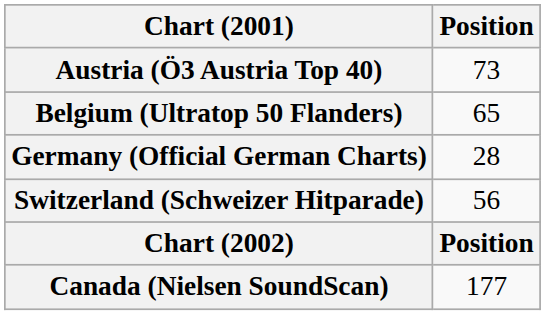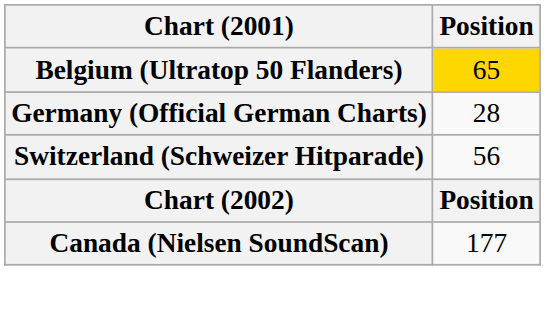- row: (219, 69)
(487, 112) no background -> (487, 69) gold background
